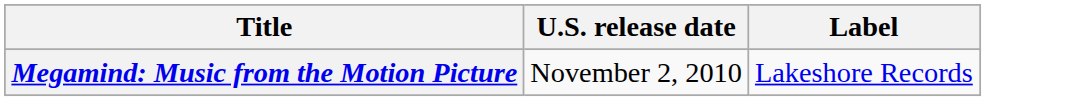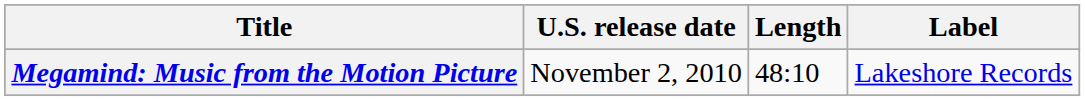+ column: (798, 26)
